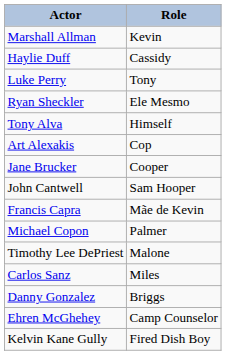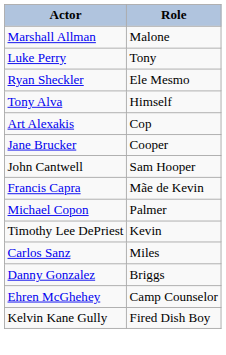(146, 37) Kevin -> (150, 37) Malone
- row: (39, 58)
(150, 253) Malone -> (146, 231) Kevin
